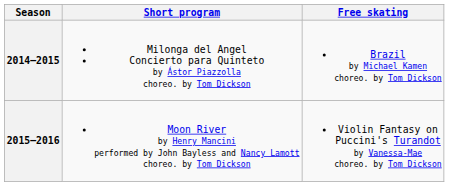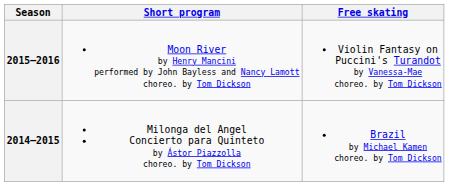rows swapped: (33, 141) <-> (33, 60)
